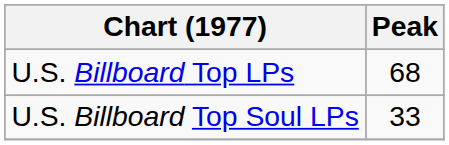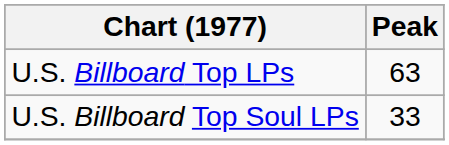(405, 71) 68 -> (405, 71) 63
